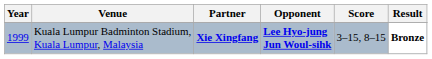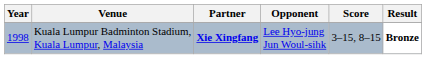(18, 38) 1999 -> (18, 38) 1998
(297, 38) bold -> (295, 38) normal
